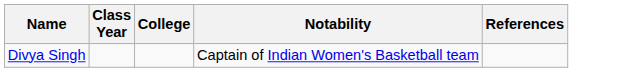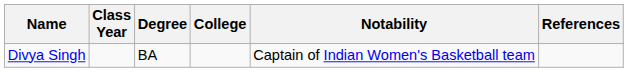+ column: (162, 24)
